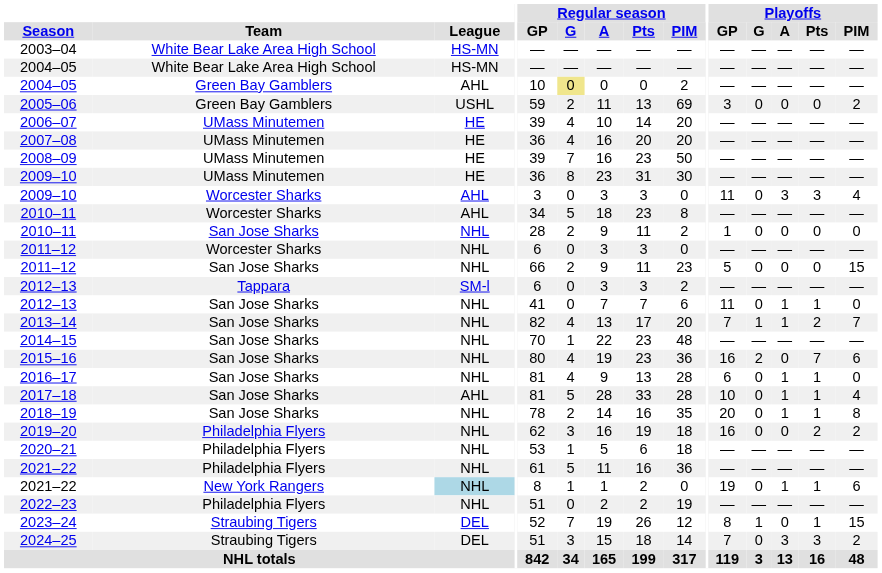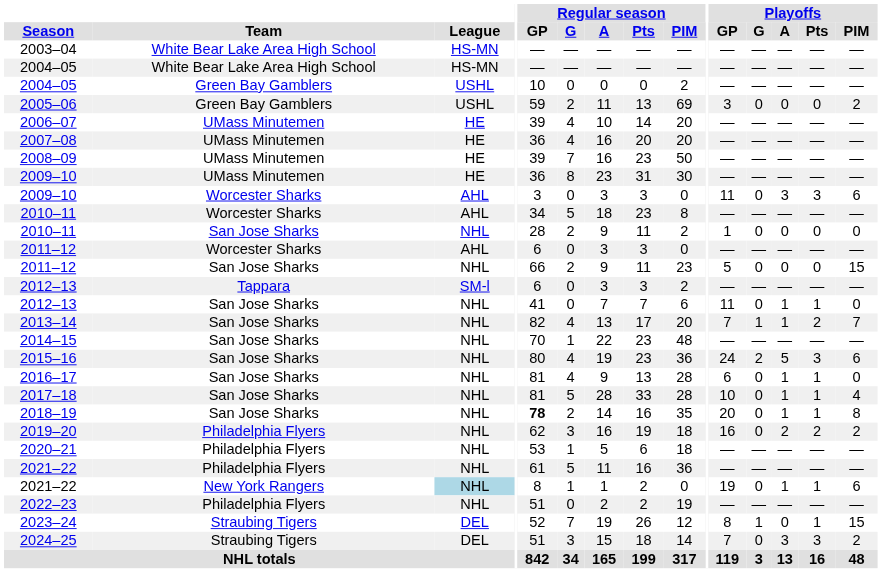(475, 85) AHL -> (475, 85) USHL
(571, 85) khaki background -> (571, 85) no background
(857, 195) 4 -> (857, 195) 6
(475, 249) NHL -> (475, 249) AHL
(727, 358) 16 -> (727, 358) 24
(785, 358) 0 -> (785, 358) 5
(817, 358) 7 -> (817, 358) 3
(475, 395) AHL -> (475, 395) NHL
(537, 413) normal -> (537, 413) bold
(785, 431) 0 -> (785, 431) 2
